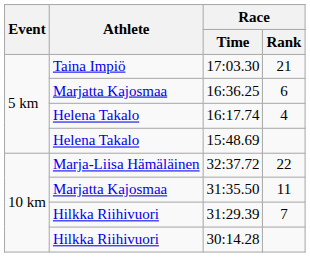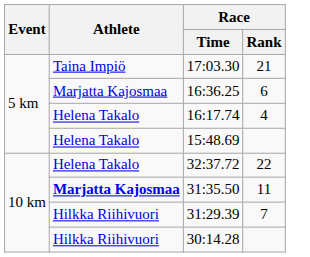(126, 165) Marja-Liisa Hämäläinen -> (96, 165) Helena Takalo
(110, 190) normal -> (116, 190) bold
